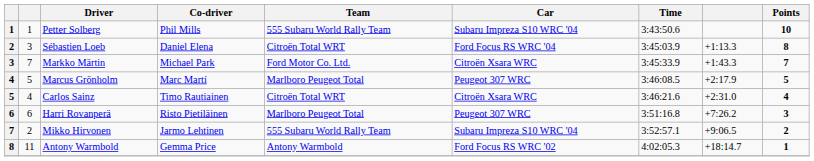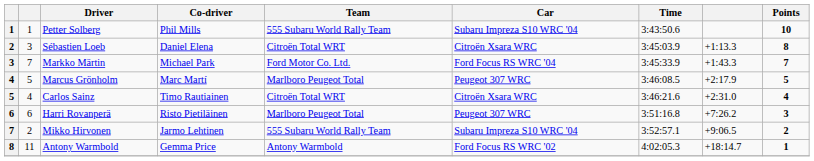(505, 46) Ford Focus RS WRC '04 -> (496, 46) Citroën Xsara WRC
(496, 62) Citroën Xsara WRC -> (505, 62) Ford Focus RS WRC '04
